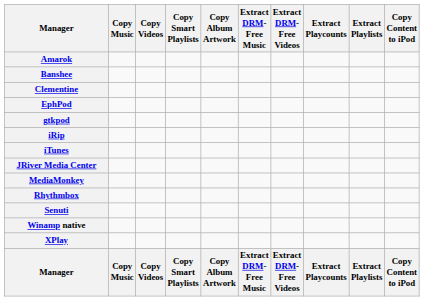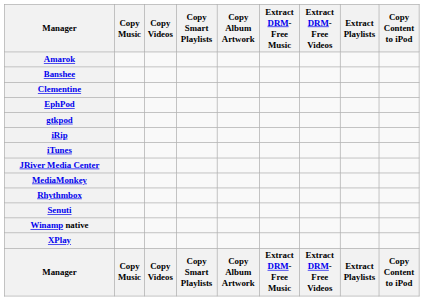- column: (326, 28)
